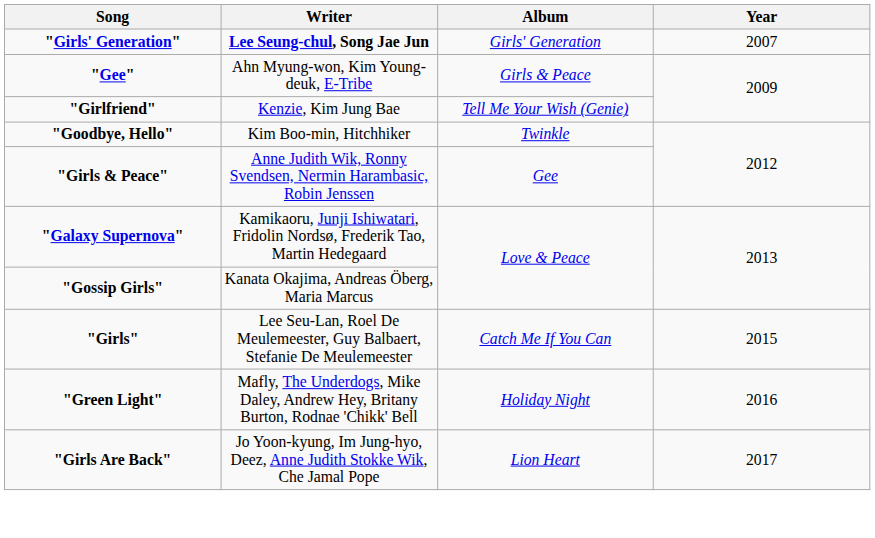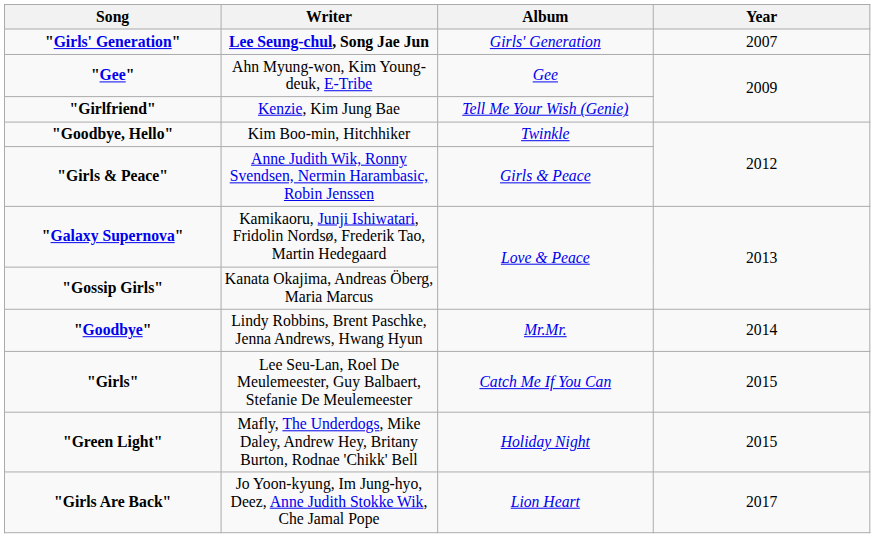(545, 75) Girls & Peace -> (545, 75) Gee
(545, 176) Gee -> (545, 176) Girls & Peace
+ row: (113, 330)
(762, 399) 2016 -> (762, 442) 2015
